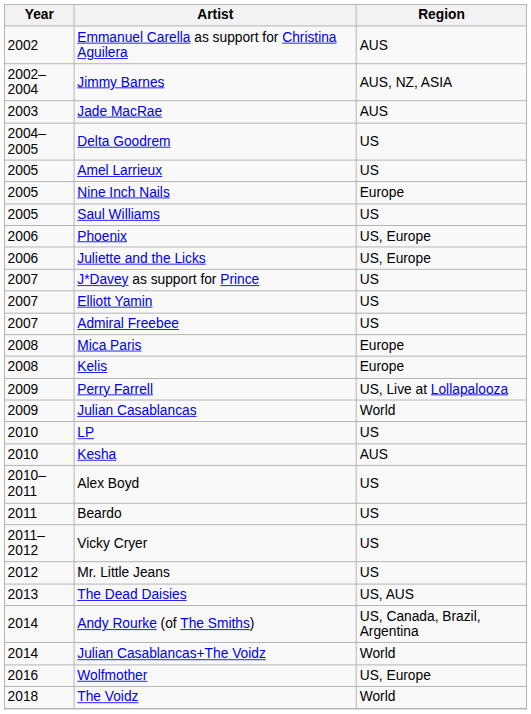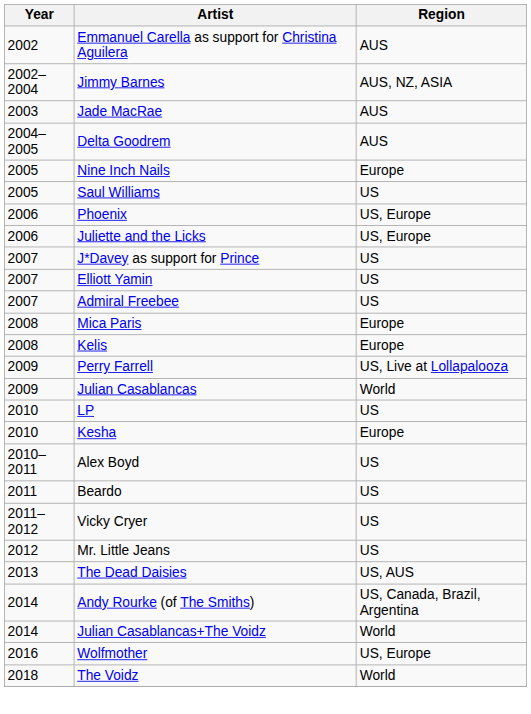(369, 141) US -> (374, 141) AUS
- row: (120, 170)
(374, 454) AUS -> (382, 432) Europe
